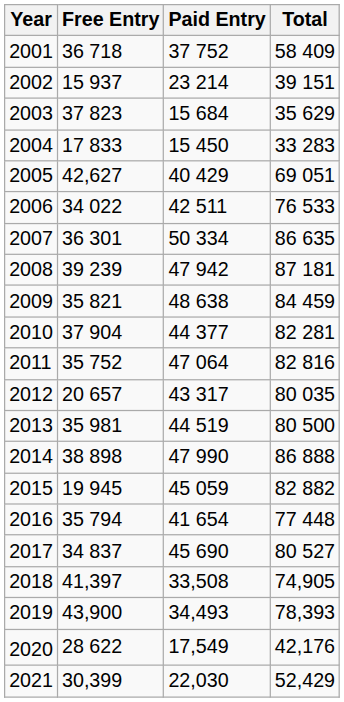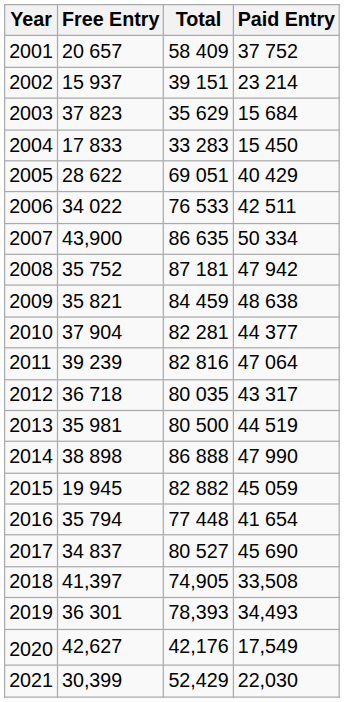columns swapped: (217, 20) <-> (305, 20)
(92, 51) 36 718 -> (92, 51) 20 657
(92, 176) 42,627 -> (92, 176) 28 622
(92, 238) 36 301 -> (92, 238) 43,900
(92, 269) 39 239 -> (92, 269) 35 752
(92, 363) 35 752 -> (92, 363) 39 239
(92, 394) 20 657 -> (92, 394) 36 718
(92, 613) 43,900 -> (92, 613) 36 301
(92, 646) 28 622 -> (92, 646) 42,627
